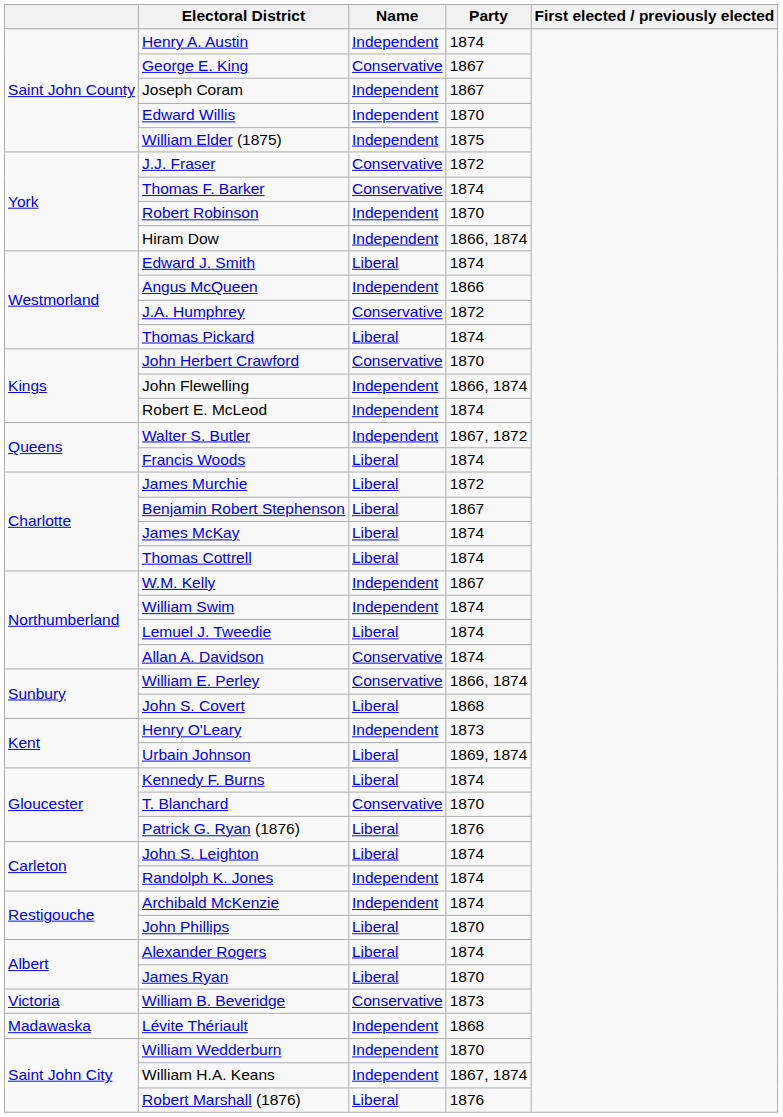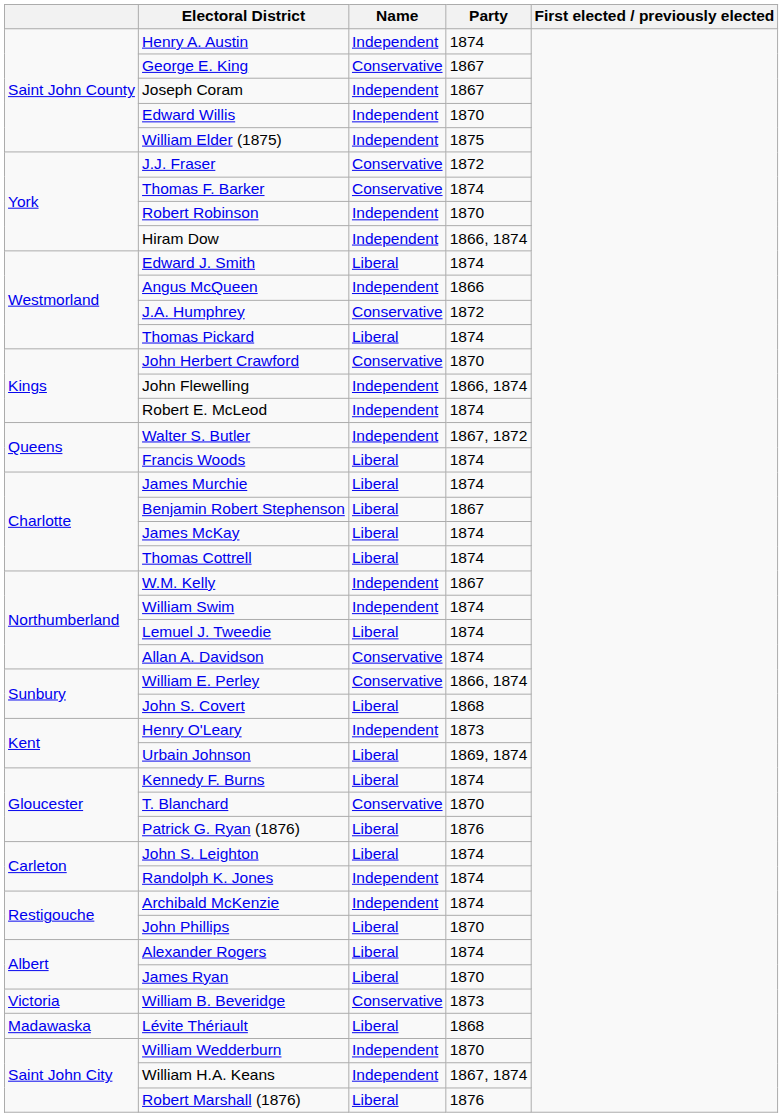(467, 484) 1872 -> (467, 484) 1874
(395, 1025) Independent -> (375, 1025) Liberal
